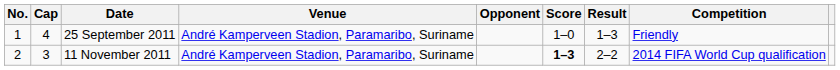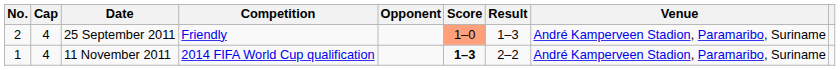columns swapped: (328, 14) <-> (729, 14)
(18, 34) 1 -> (18, 34) 2
(564, 34) no background -> (465, 34) lightsalmon background
(18, 55) 2 -> (18, 55) 1
(46, 55) 3 -> (46, 55) 4
